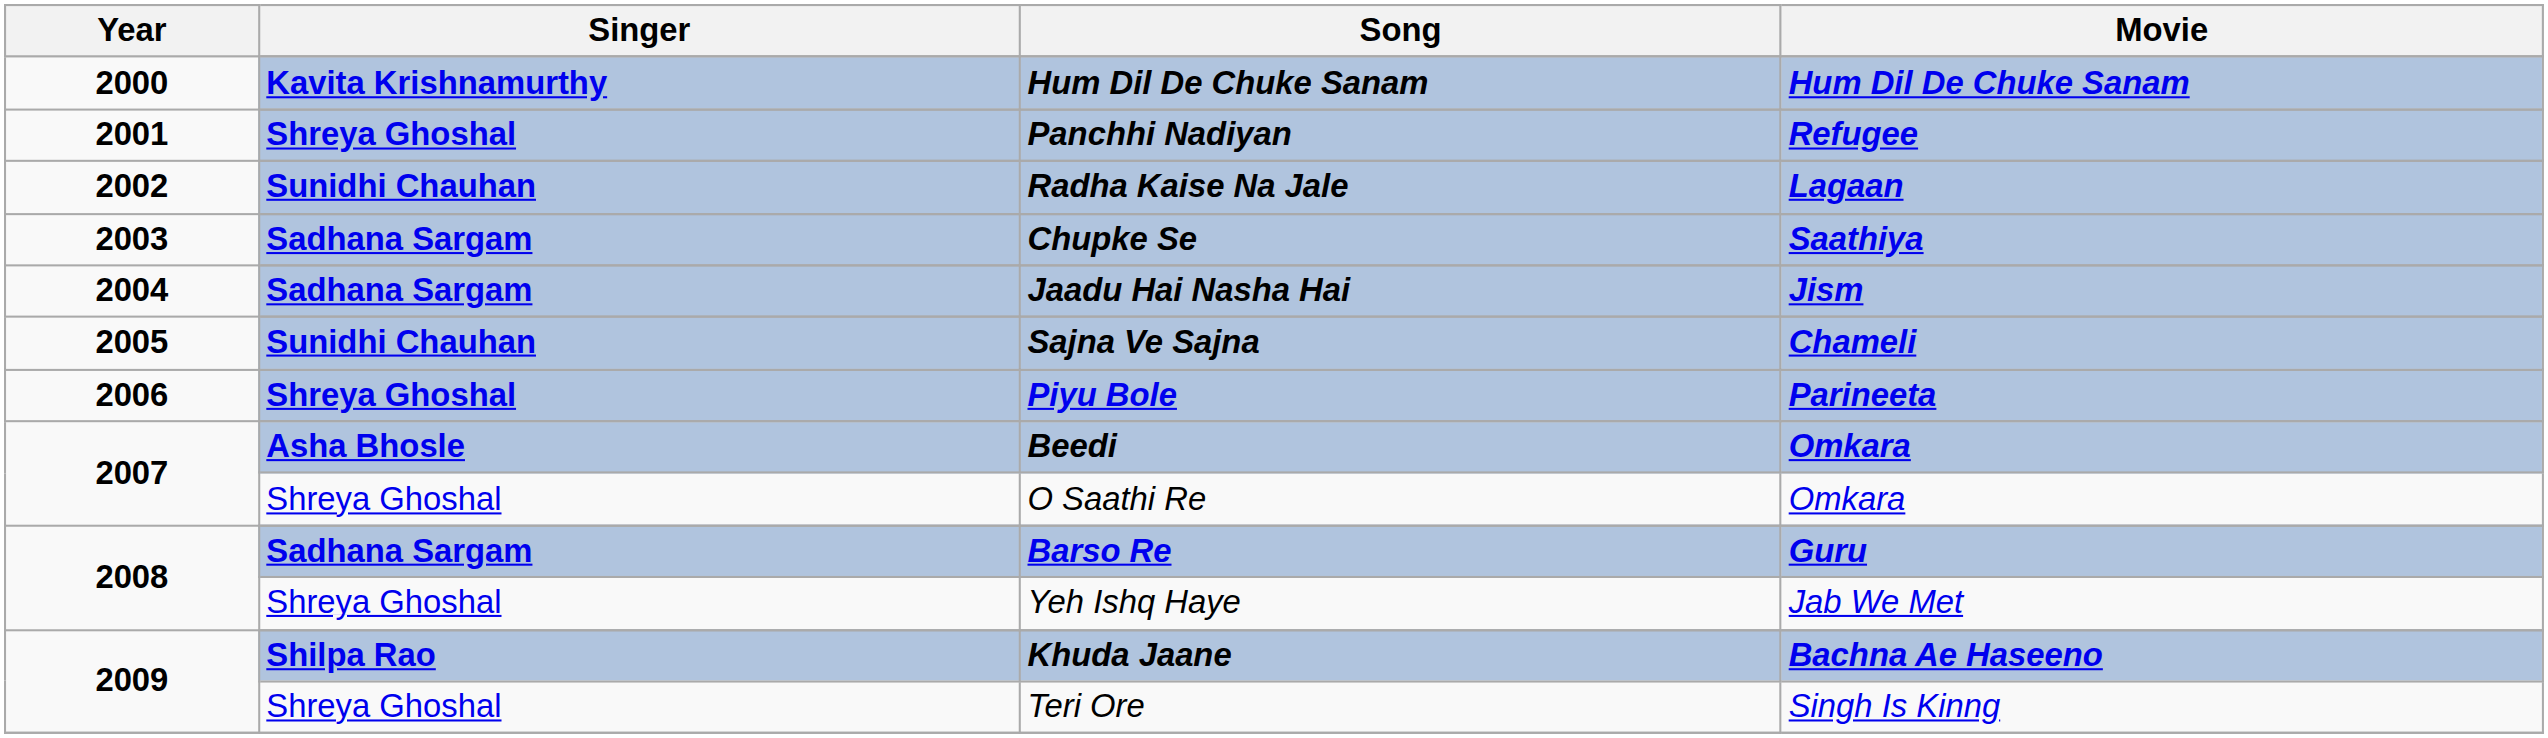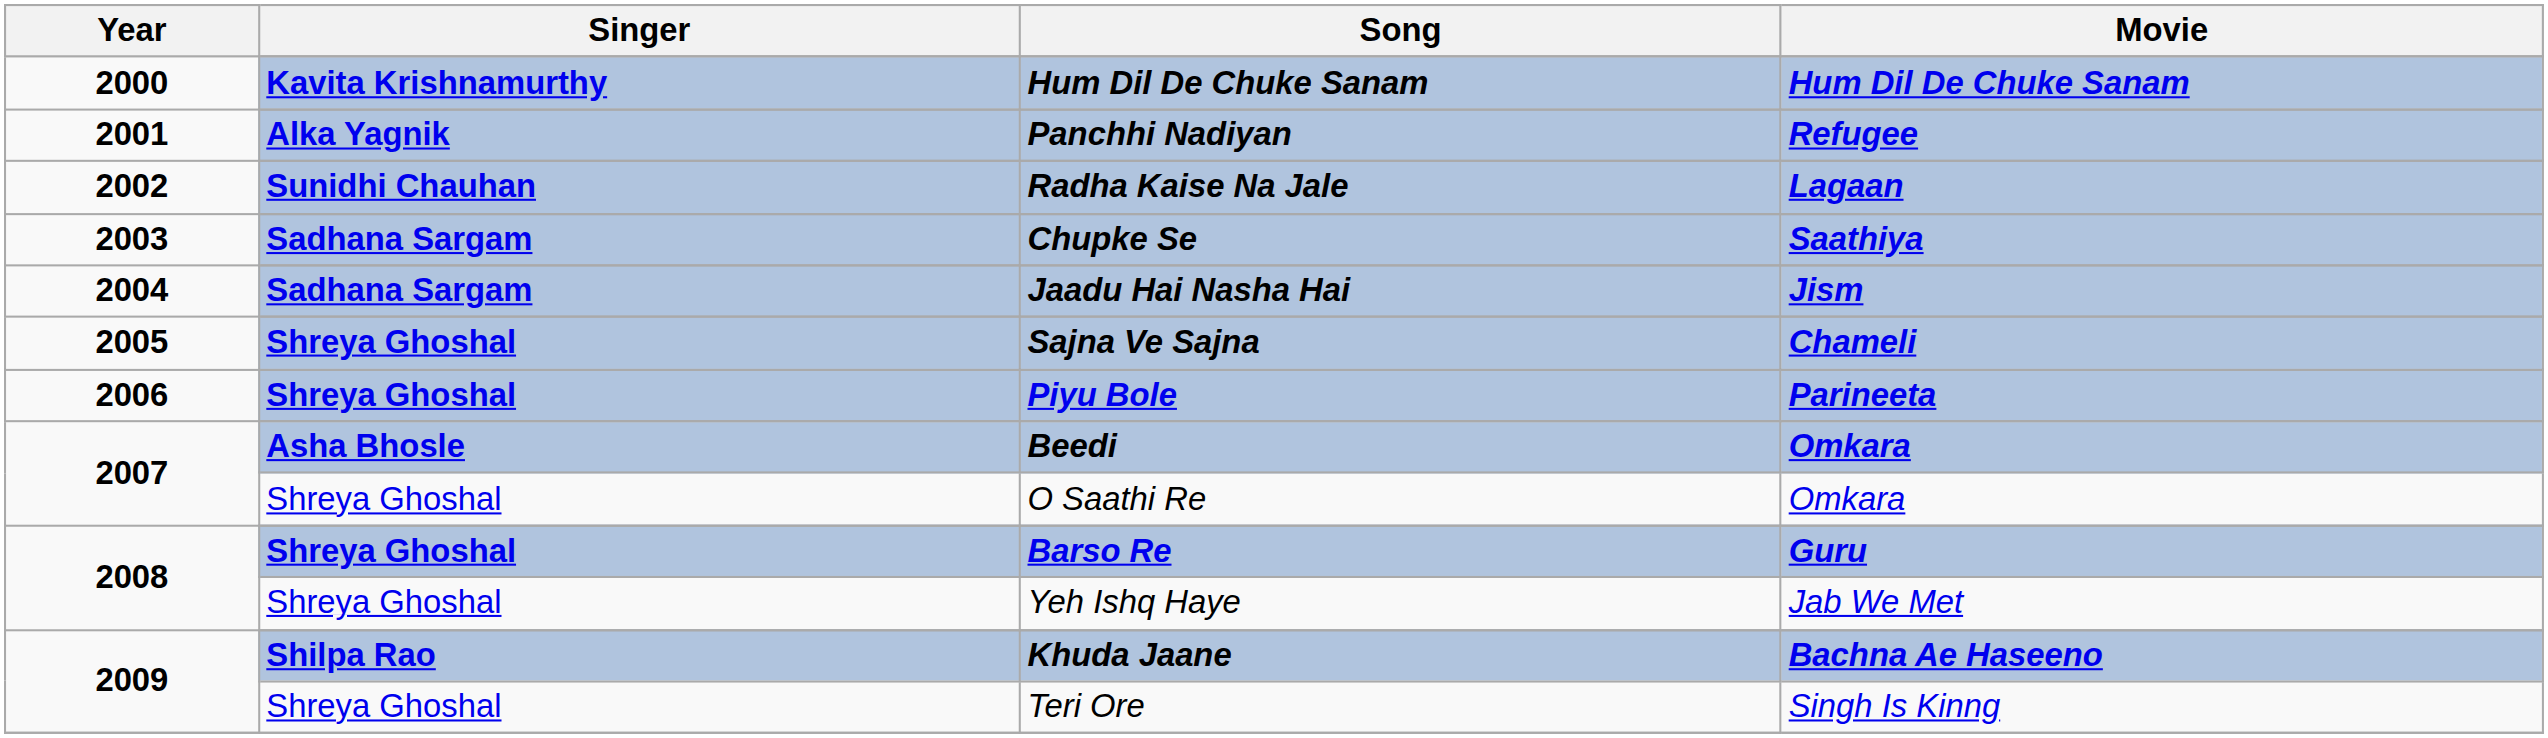(391, 134) Shreya Ghoshal -> (358, 134) Alka Yagnik
(401, 342) Sunidhi Chauhan -> (391, 342) Shreya Ghoshal
(399, 550) Sadhana Sargam -> (391, 550) Shreya Ghoshal
